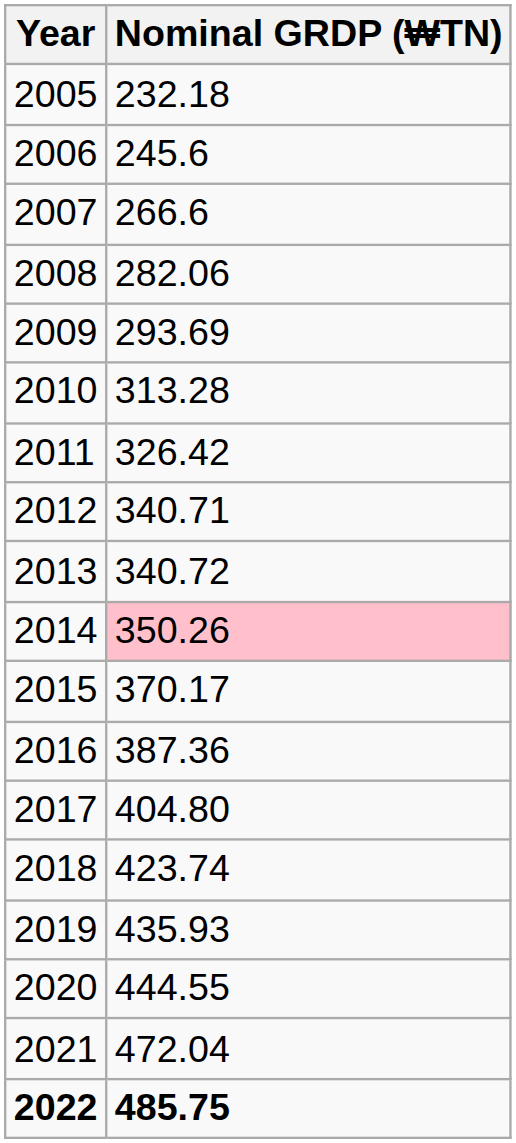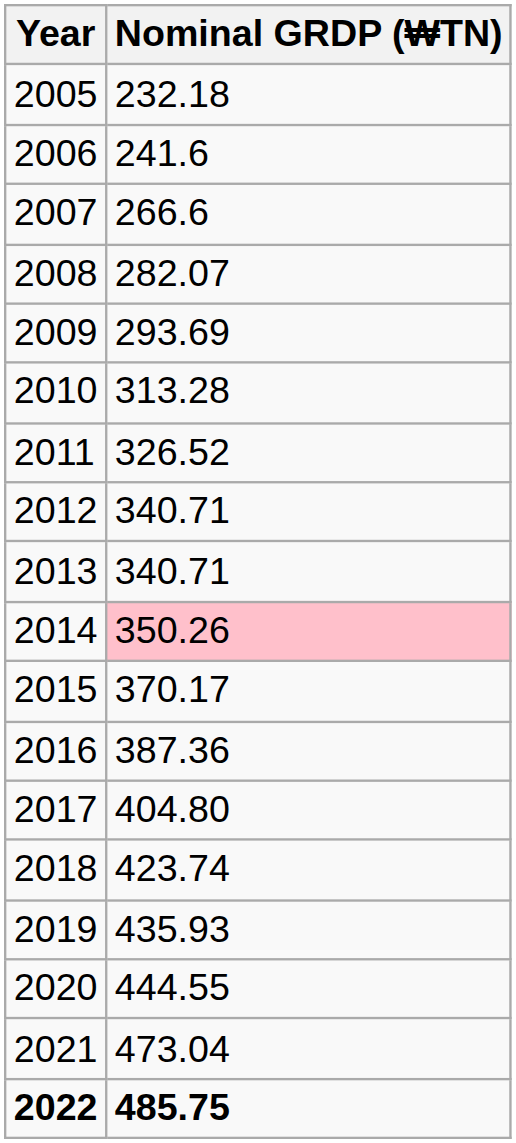(162, 153) 245.6 -> (162, 153) 241.6
(172, 272) 282.06 -> (172, 272) 282.07
(172, 451) 326.42 -> (172, 451) 326.52
(172, 570) 340.72 -> (172, 570) 340.71
(172, 1048) 472.04 -> (172, 1048) 473.04
